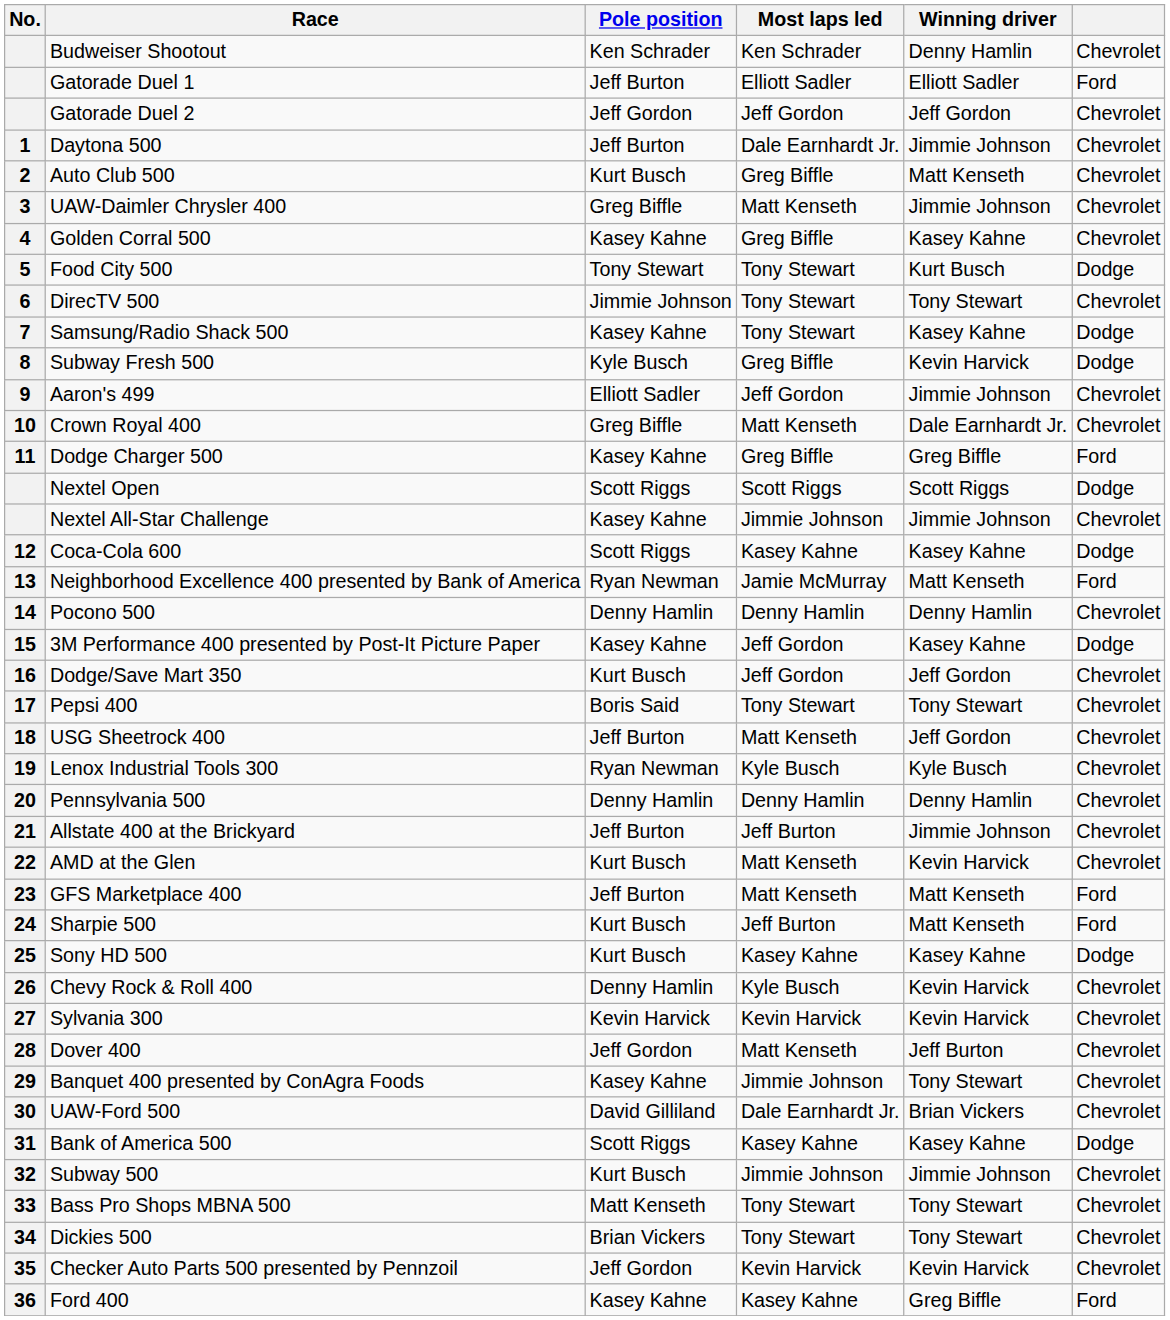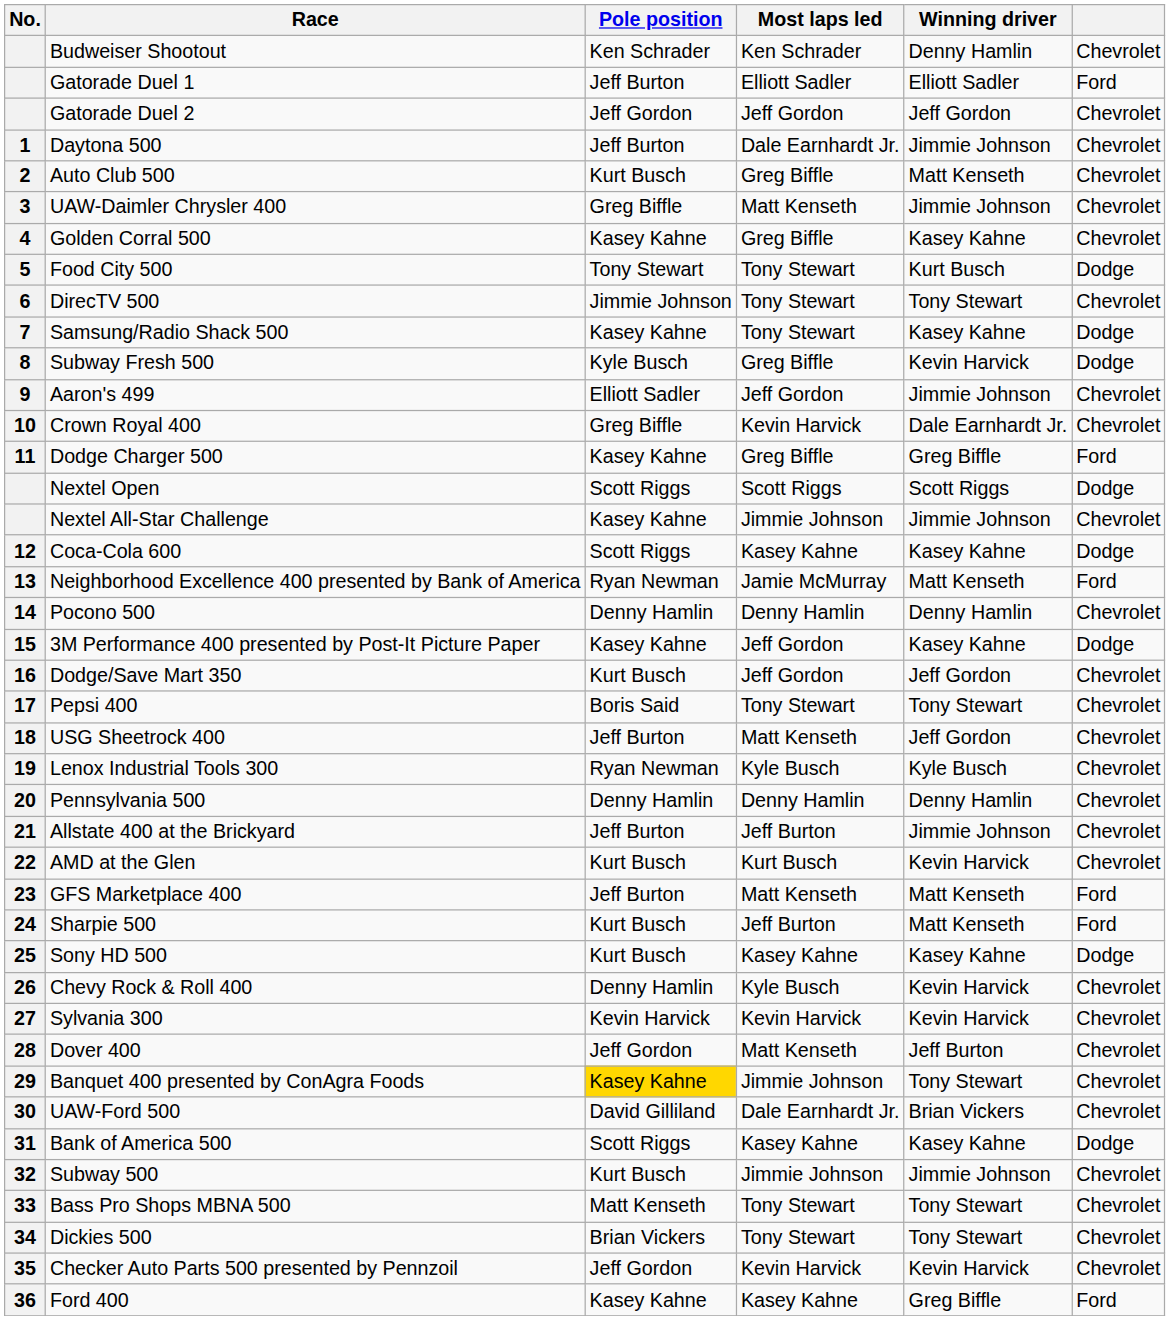(799, 425) Matt Kenseth -> (801, 425) Kevin Harvick
(799, 862) Matt Kenseth -> (789, 862) Kurt Busch
(648, 1081) no background -> (648, 1081) gold background
